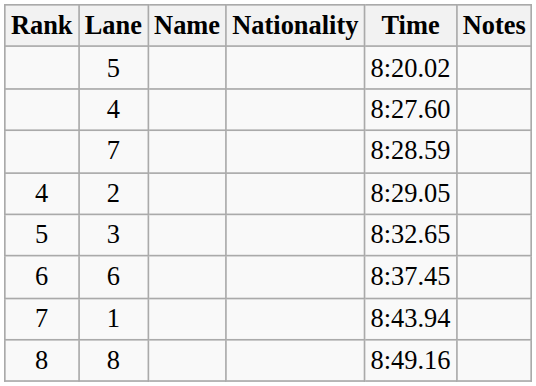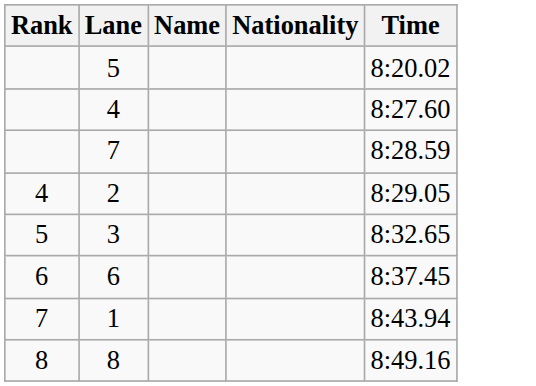- column: (494, 25)
